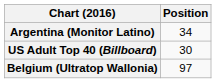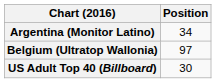rows swapped: (82, 68) <-> (82, 50)
